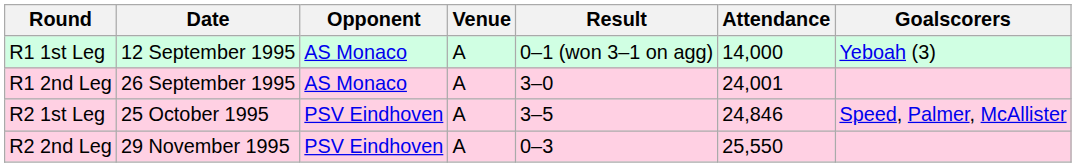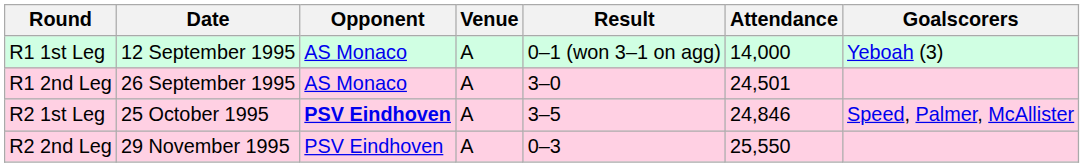(753, 83) 24,001 -> (760, 83) 24,501
(374, 114) normal -> (378, 114) bold
